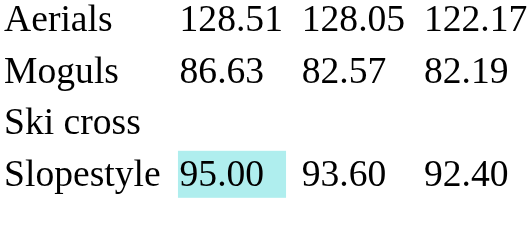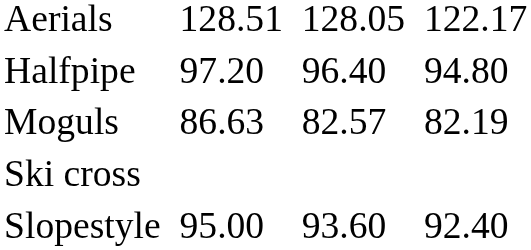+ row: (70, 70)
(222, 173) paleturquoise background -> (222, 225) no background
